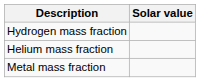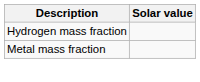- row: (60, 49)
